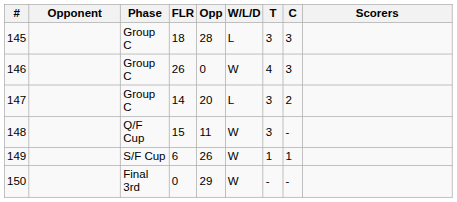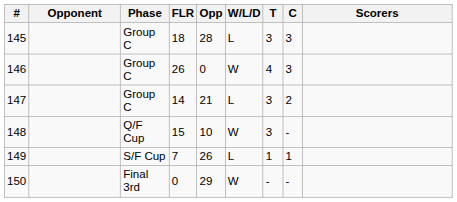(206, 100) 20 -> (206, 100) 21
(205, 132) 11 -> (206, 132) 10
(175, 156) 6 -> (175, 156) 7
(233, 156) W -> (231, 156) L
